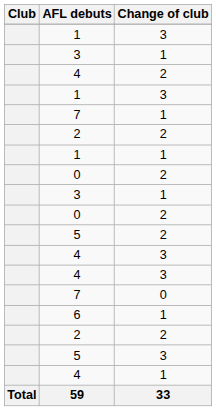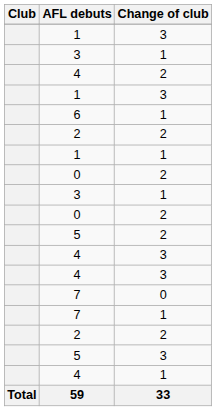rows swapped: (77, 114) <-> (77, 315)
